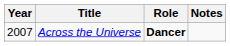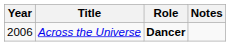(20, 31) 2007 -> (20, 31) 2006
